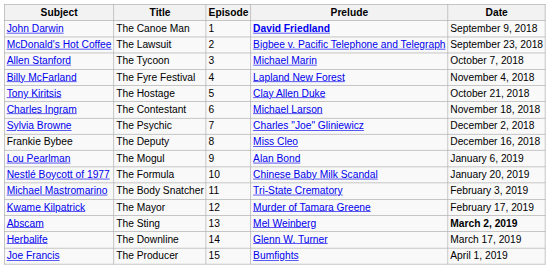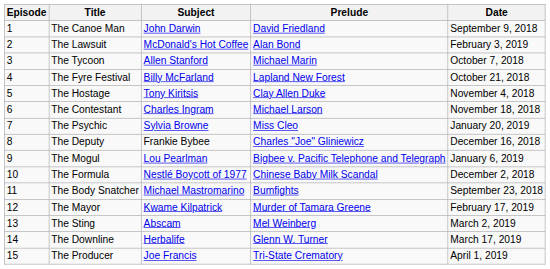columns swapped: (228, 12) <-> (59, 12)
(292, 28) bold -> (289, 28) normal
(349, 45) Bigbee v. Pacific Telephone and Telegraph -> (277, 45) Alan Bond
(497, 45) September 23, 2018 -> (489, 45) February 3, 2019
(492, 77) November 4, 2018 -> (490, 77) October 21, 2018
(490, 93) October 21, 2018 -> (492, 93) November 4, 2018
(309, 126) Charles "Joe" Gliniewicz -> (276, 126) Miss Cleo
(492, 126) December 2, 2018 -> (490, 126) January 20, 2019
(276, 142) Miss Cleo -> (309, 142) Charles "Joe" Gliniewicz
(277, 158) Alan Bond -> (349, 158) Bigbee v. Pacific Telephone and Telegraph
(490, 175) January 20, 2019 -> (492, 175) December 2, 2018
(298, 191) Tri-State Crematory -> (276, 191) Bumfights
(489, 191) February 3, 2019 -> (497, 191) September 23, 2018
(484, 223) bold -> (483, 223) normal
(276, 256) Bumfights -> (298, 256) Tri-State Crematory
